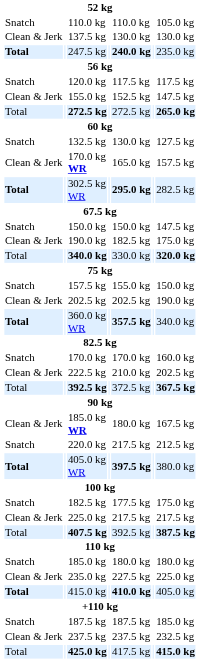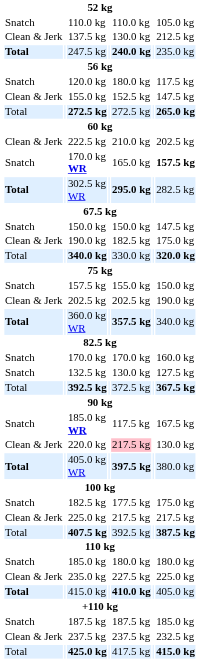(175, 37) 130.0 kg -> (175, 37) 212.5 kg
(131, 82) 117.5 kg -> (131, 82) 180.0 kg
rows swapped: (87, 141) <-> (87, 373)
(34, 163) Clean & Jerk -> (20, 163) Snatch
(175, 163) normal -> (176, 163) bold
(34, 424) Clean & Jerk -> (20, 424) Snatch
(131, 424) 180.0 kg -> (131, 424) 117.5 kg
(20, 445) Snatch -> (34, 445) Clean & Jerk
(131, 445) no background -> (131, 445) pink background
(175, 445) 212.5 kg -> (175, 445) 130.0 kg
